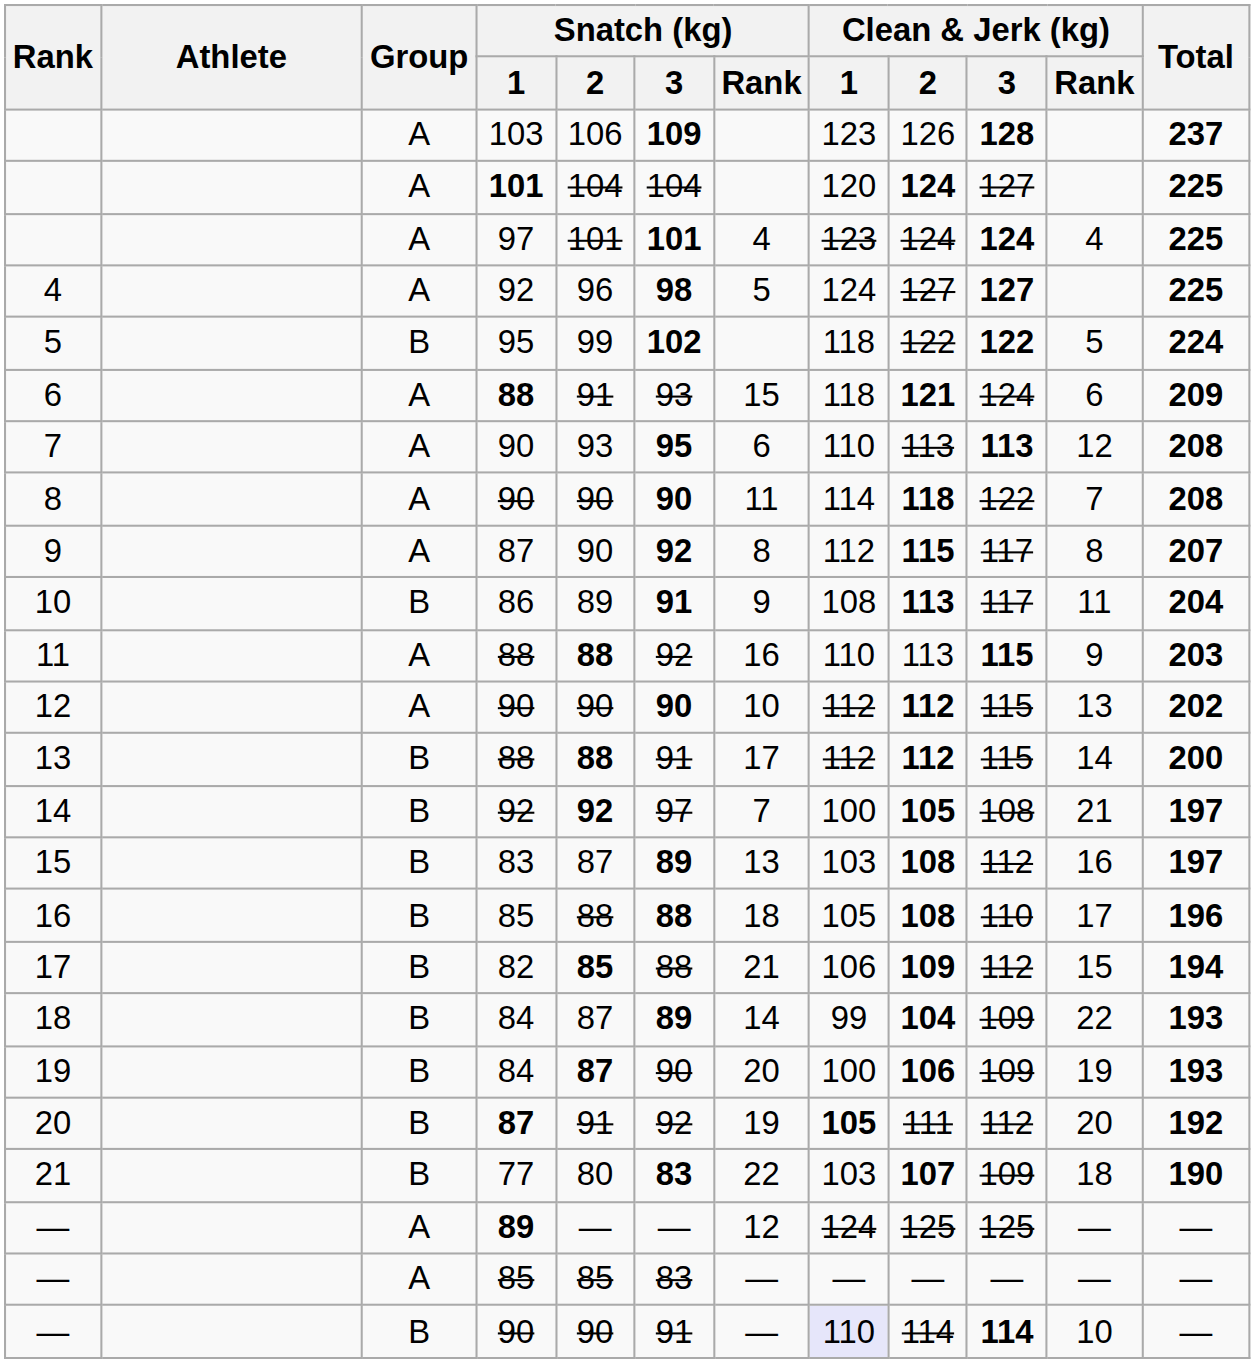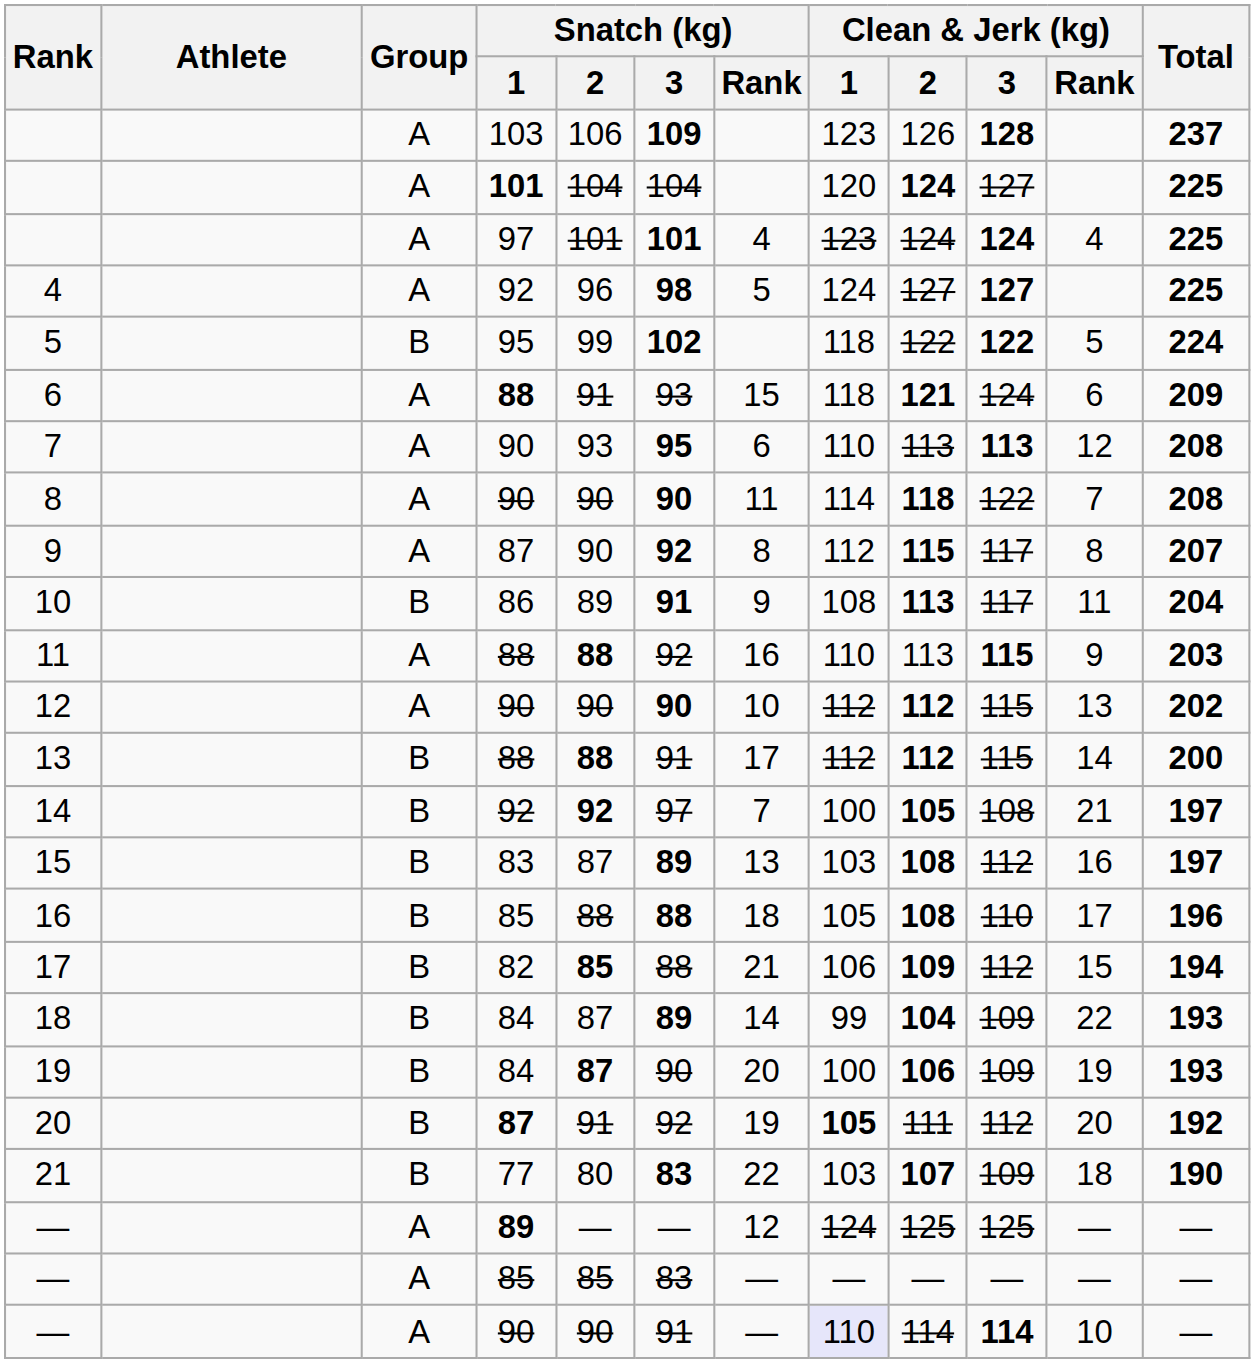(419, 1330) B -> (419, 1330) A
